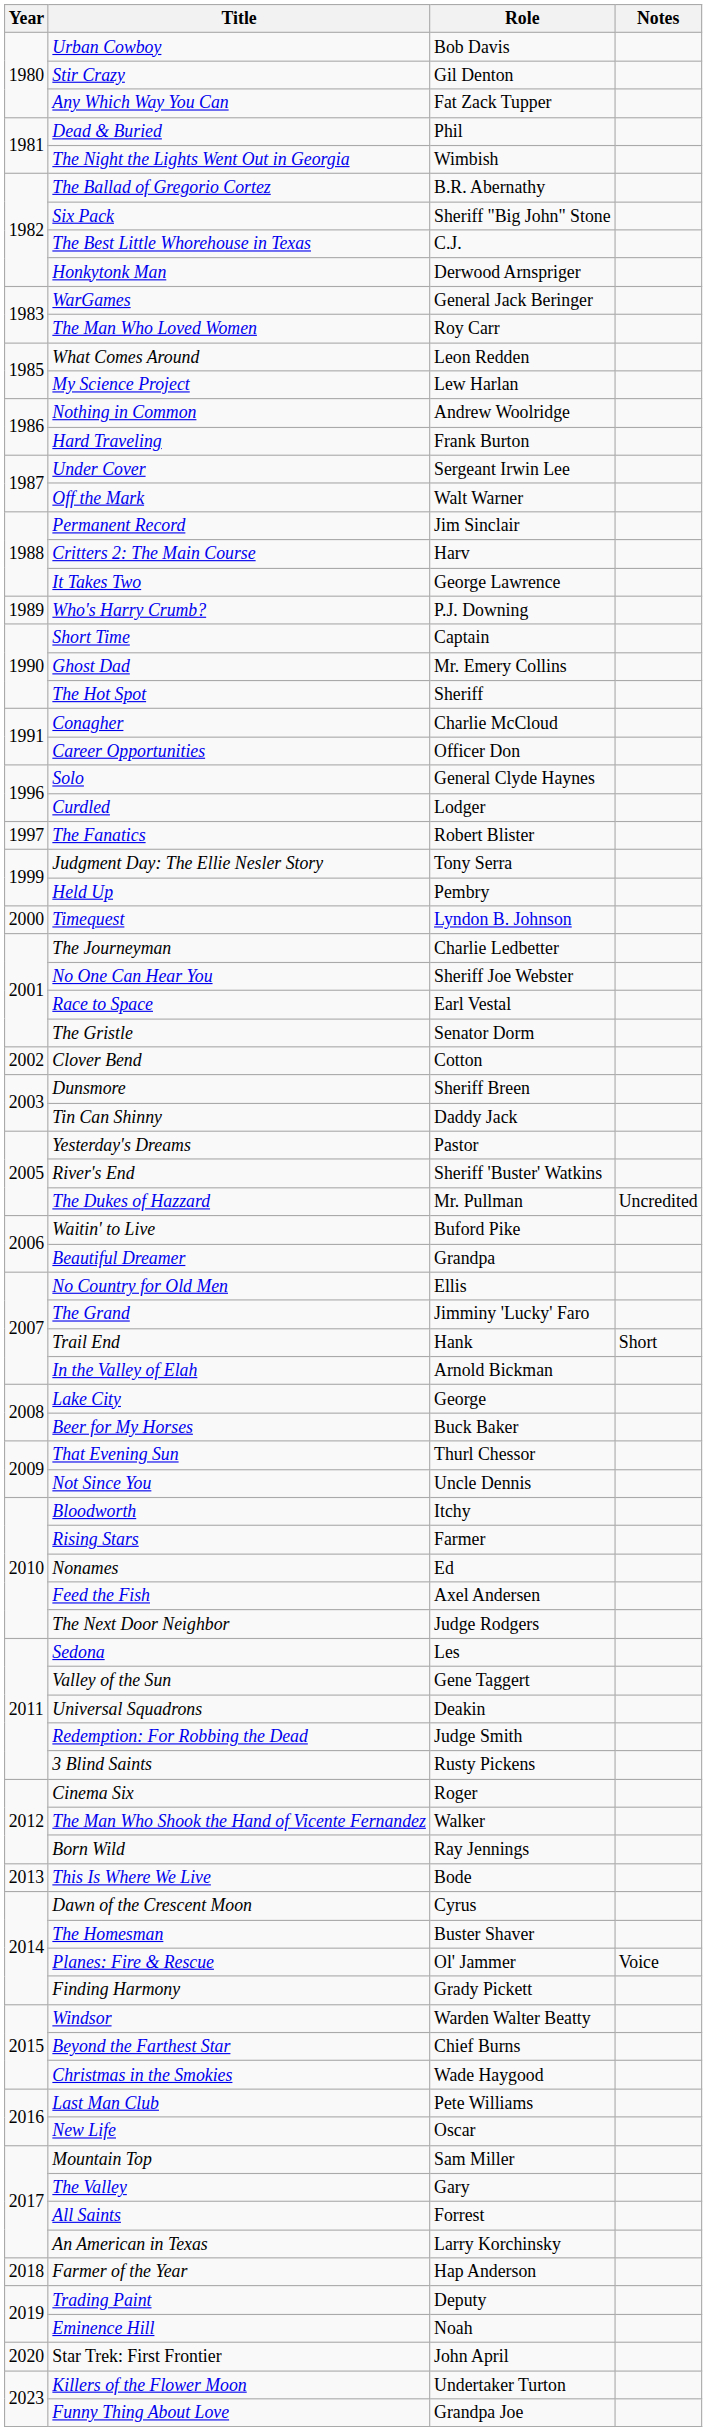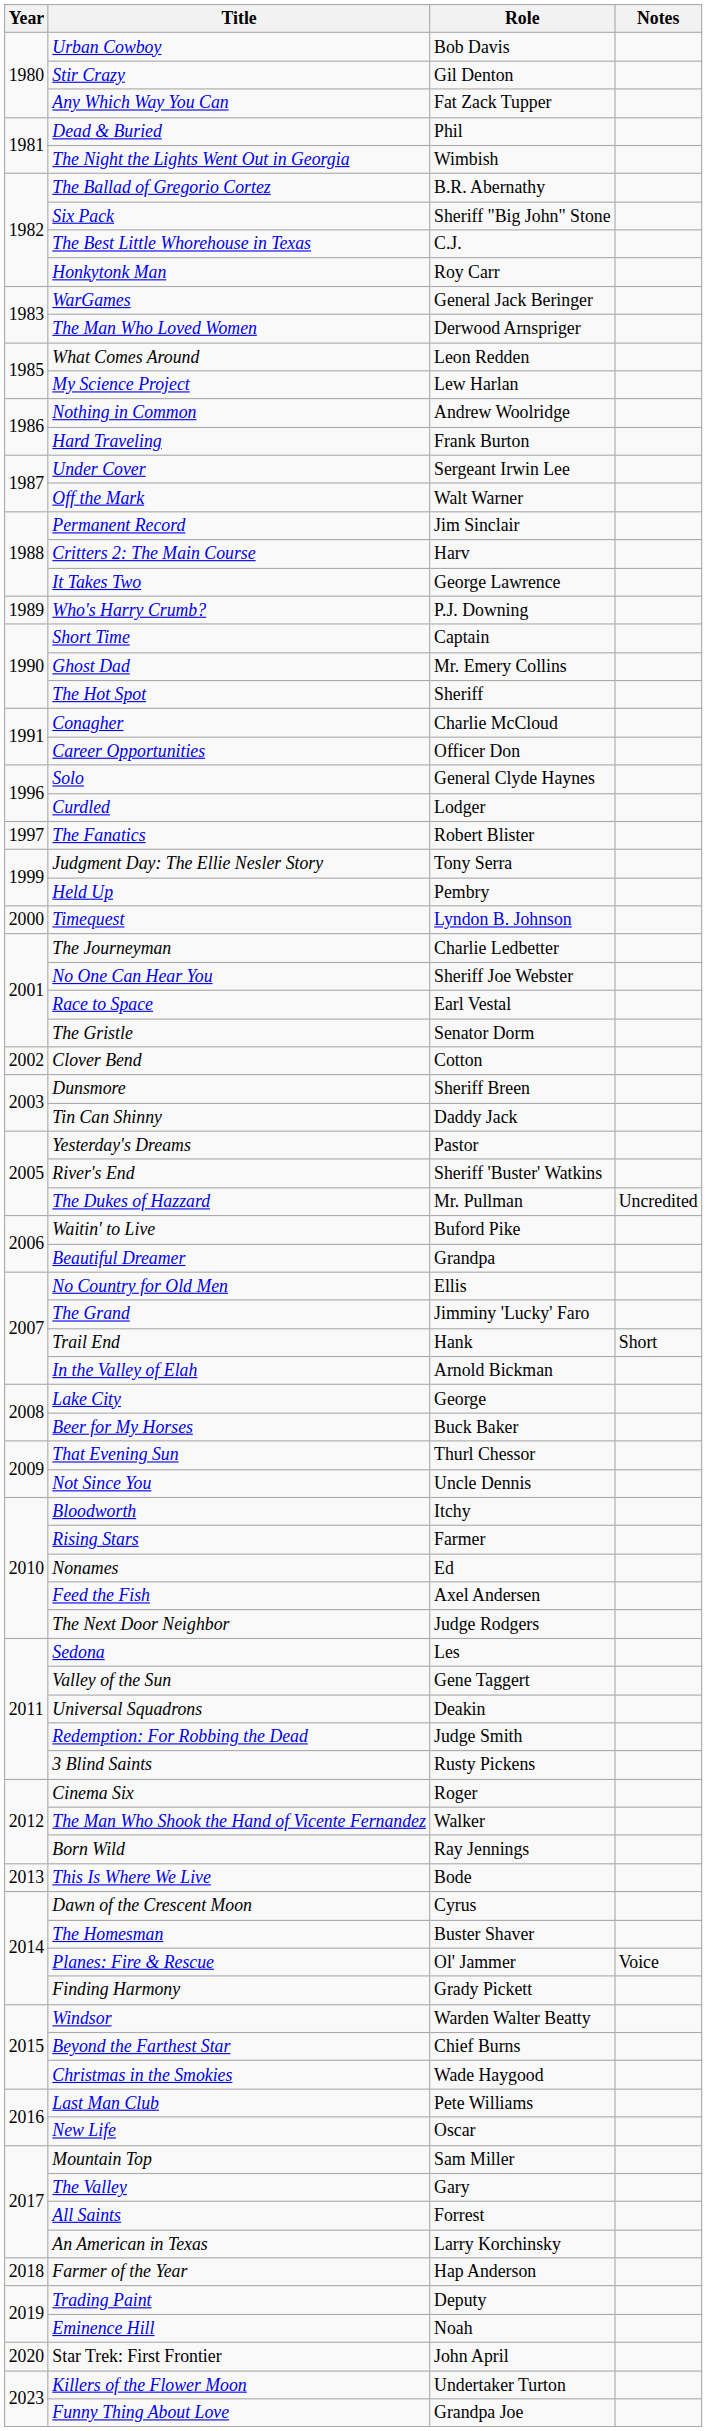(507, 272) Derwood Arnspriger -> (467, 272) Roy Carr
(467, 328) Roy Carr -> (507, 328) Derwood Arnspriger
